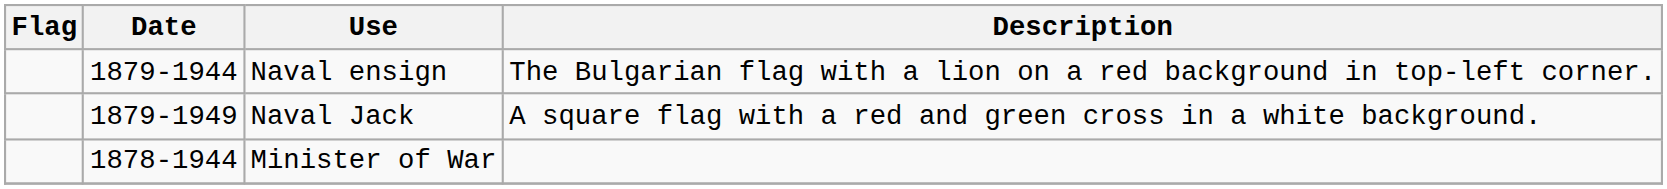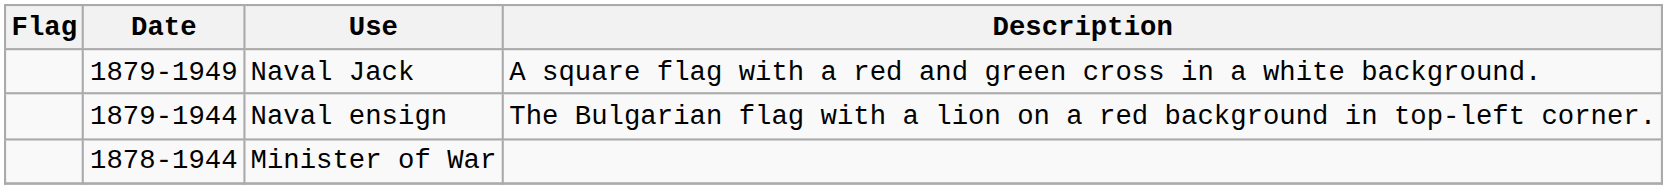rows swapped: (349, 72) <-> (332, 116)
